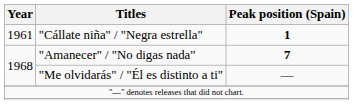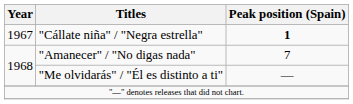(20, 34) 1961 -> (20, 34) 1967
(287, 55) bold -> (287, 55) normal
